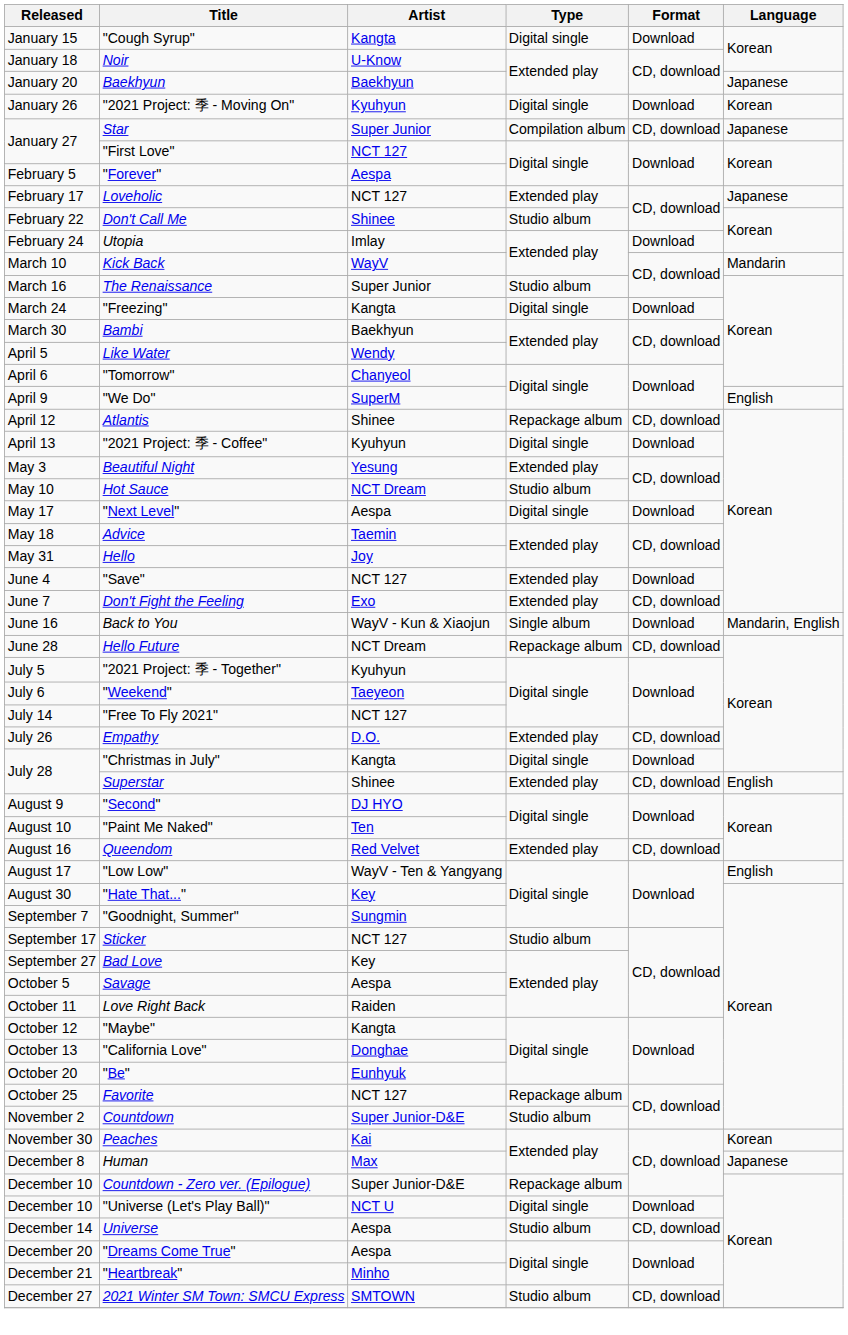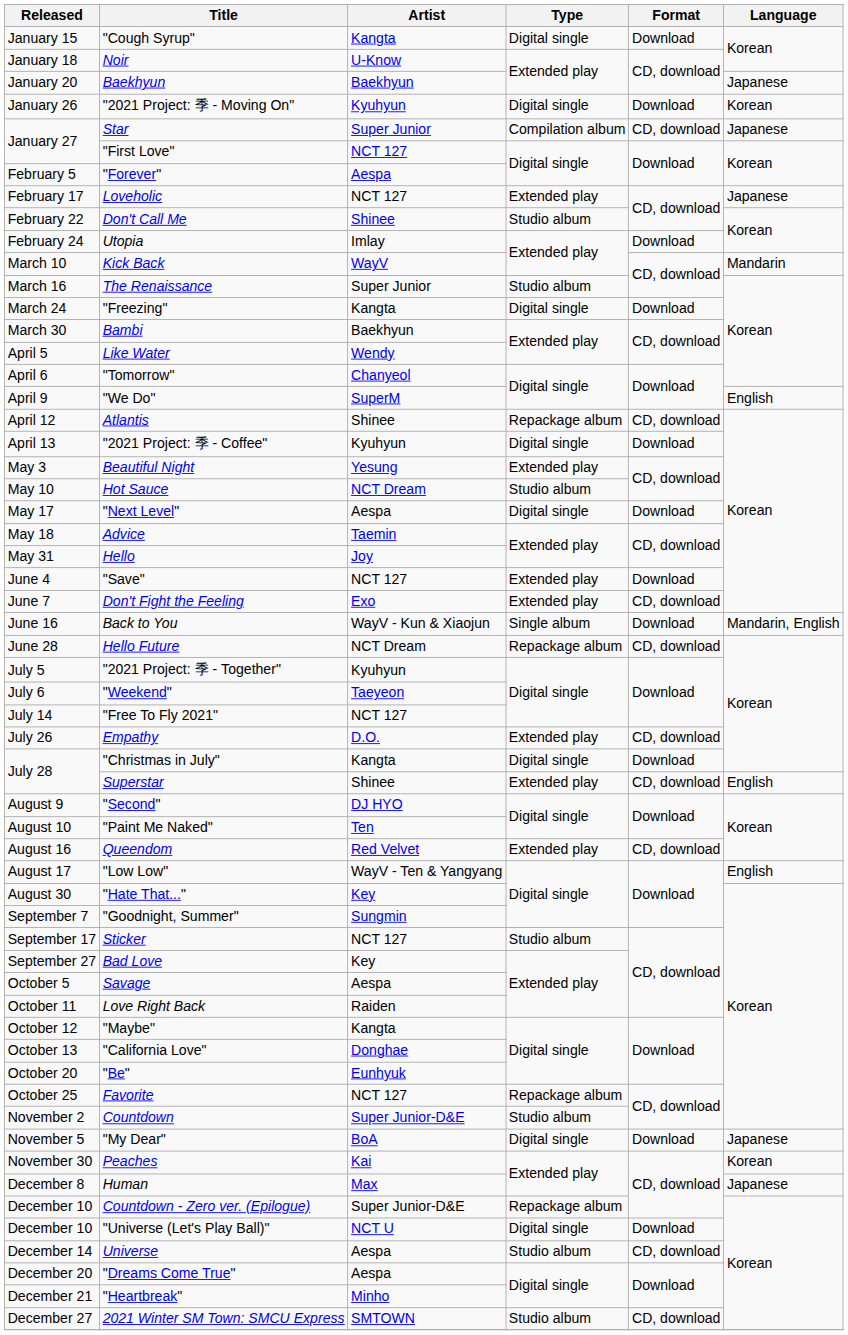+ row: (134, 1140)
